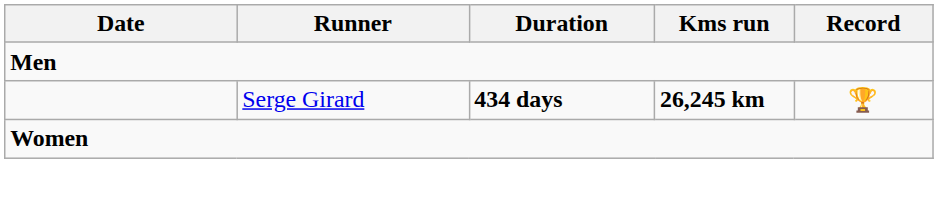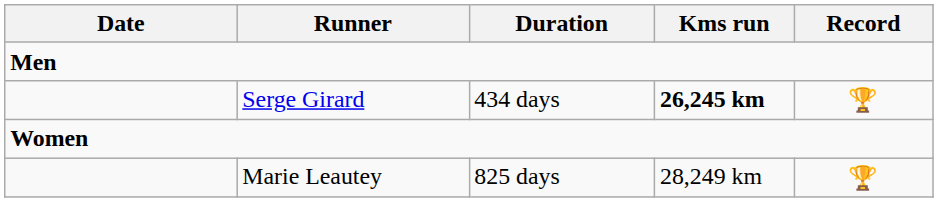(518, 99) bold -> (517, 99) normal
+ row: (312, 176)
